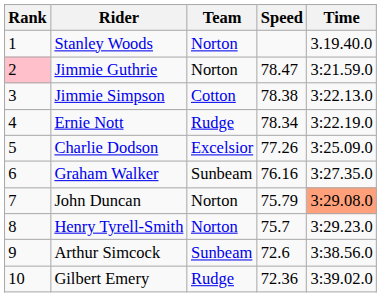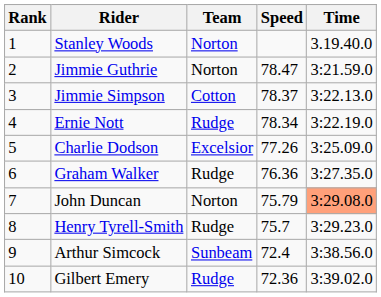(12, 69) pink background -> (12, 69) no background
(279, 95) 78.38 -> (279, 95) 78.37
(222, 174) Sunbeam -> (212, 174) Rudge
(279, 174) 76.16 -> (279, 174) 76.36
(214, 226) Norton -> (212, 226) Rudge
(275, 252) 72.6 -> (275, 252) 72.4
